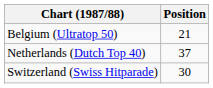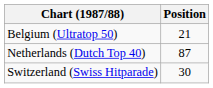(185, 53) 37 -> (185, 53) 87
